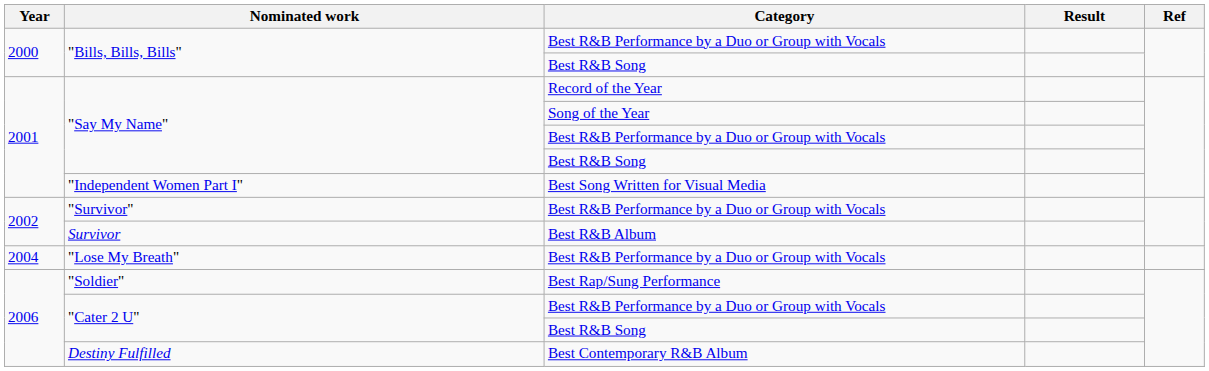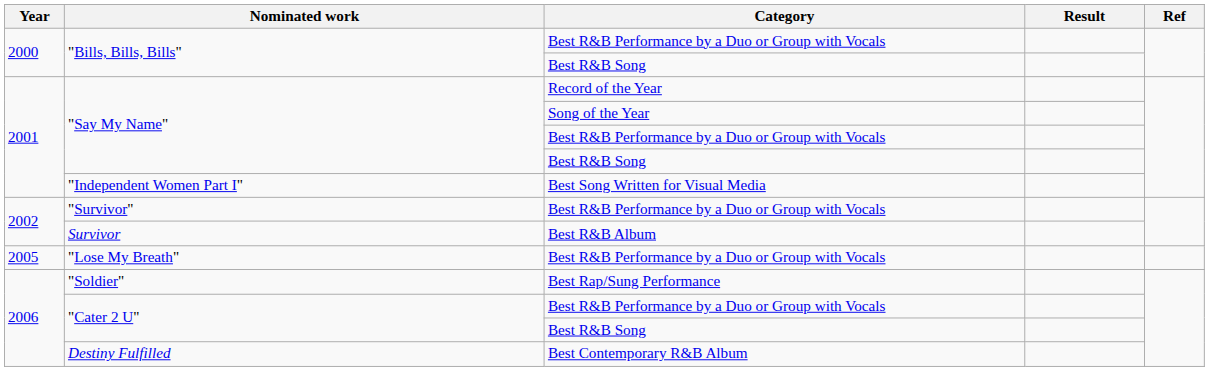(23, 257) 2004 -> (23, 257) 2005
